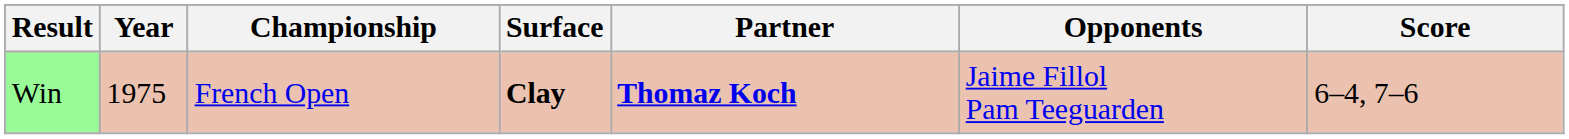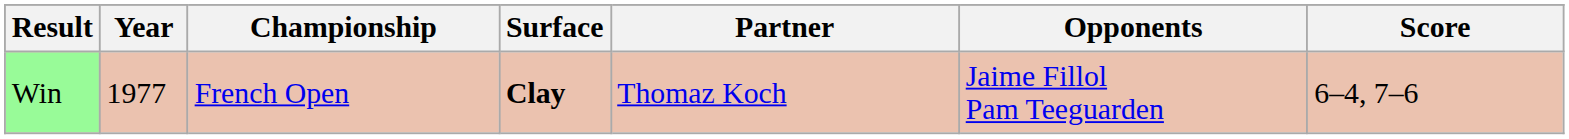(136, 92) 1975 -> (136, 92) 1977
(707, 92) bold -> (702, 92) normal
